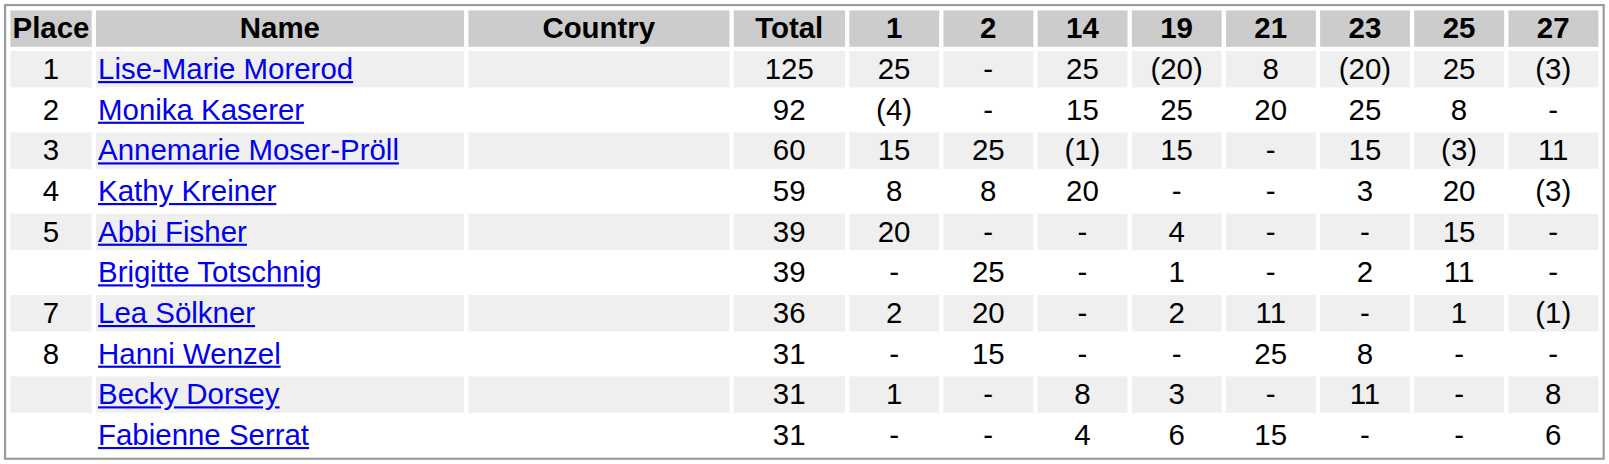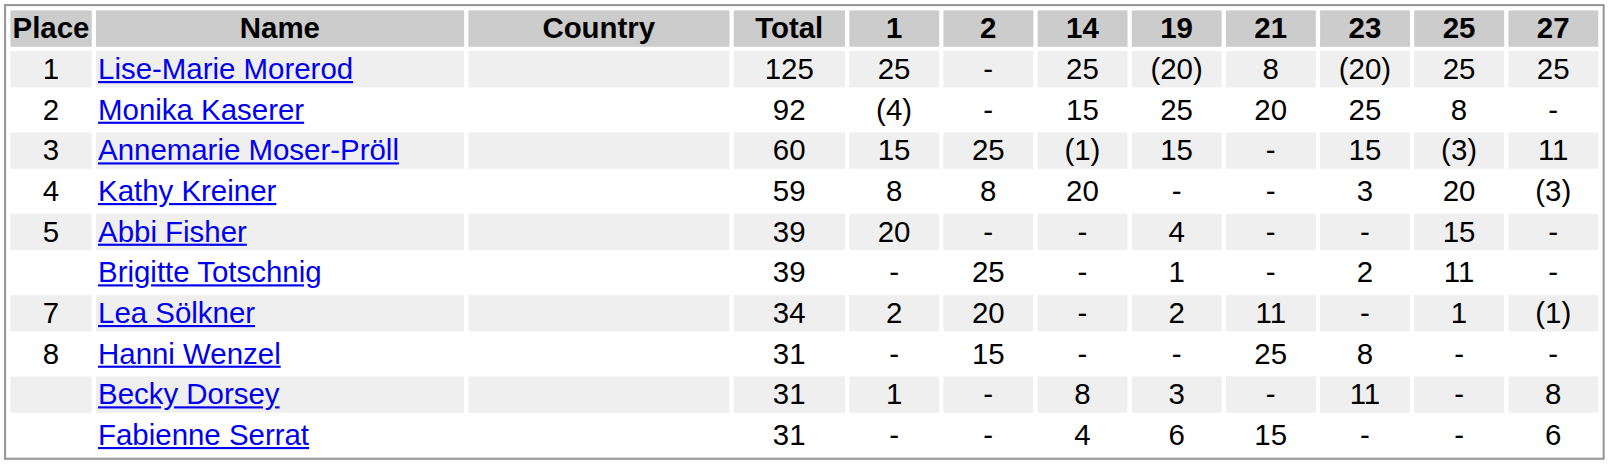(1553, 69) (3) -> (1553, 69) 25
(789, 313) 36 -> (789, 313) 34
